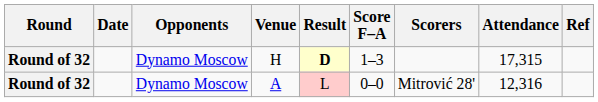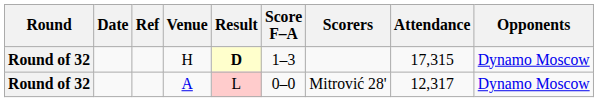columns swapped: (192, 25) <-> (578, 25)
(521, 84) 12,316 -> (432, 84) 12,317
